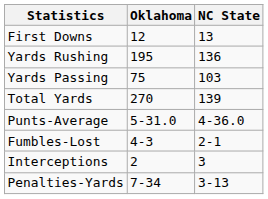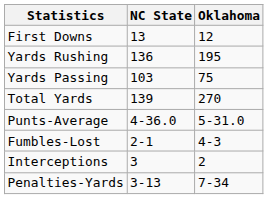columns swapped: (161, 15) <-> (229, 15)
